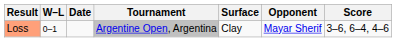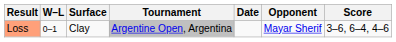columns swapped: (80, 12) <-> (240, 12)
